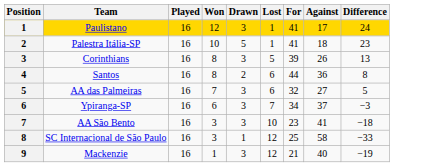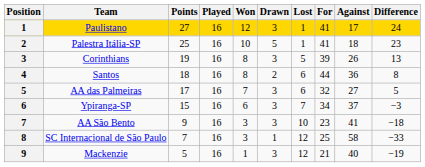+ column: (184, 12)
